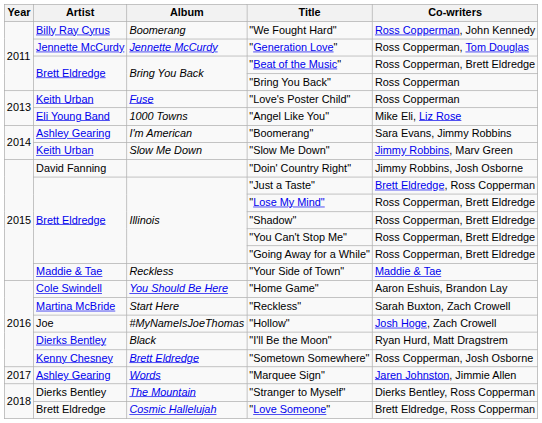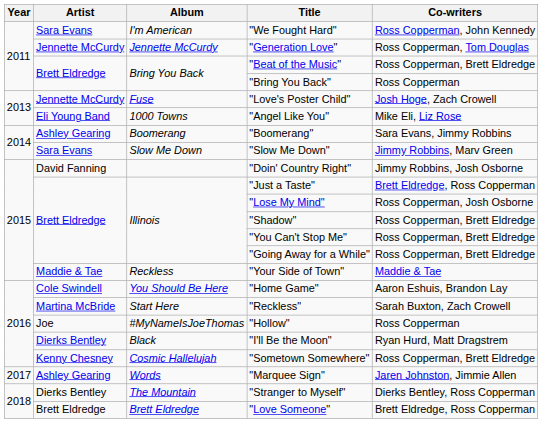(73, 30) Billy Ray Cyrus -> (64, 30) Sara Evans
(157, 30) Boomerang -> (161, 30) I'm American
(65, 99) Keith Urban -> (80, 99) Jennette McCurdy
(417, 99) Ross Copperman -> (436, 99) Josh Hoge, Zach Crowell
(161, 133) I'm American -> (157, 133) Boomerang
(65, 151) Keith Urban -> (64, 151) Sara Evans
(455, 202) Ross Copperman, Brett Eldredge -> (454, 202) Ross Copperman, Josh Osborne
(436, 323) Josh Hoge, Zach Crowell -> (417, 323) Ross Copperman
(164, 358) Brett Eldredge -> (173, 358) Cosmic Hallelujah
(454, 358) Ross Copperman, Josh Osborne -> (455, 358) Ross Copperman, Brett Eldredge
(173, 409) Cosmic Hallelujah -> (164, 409) Brett Eldredge
